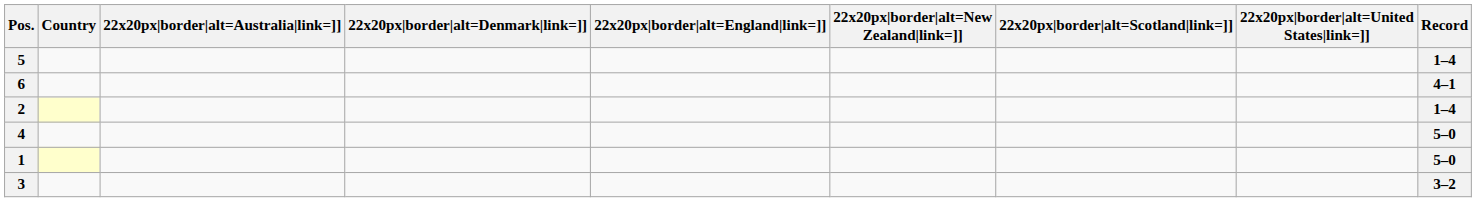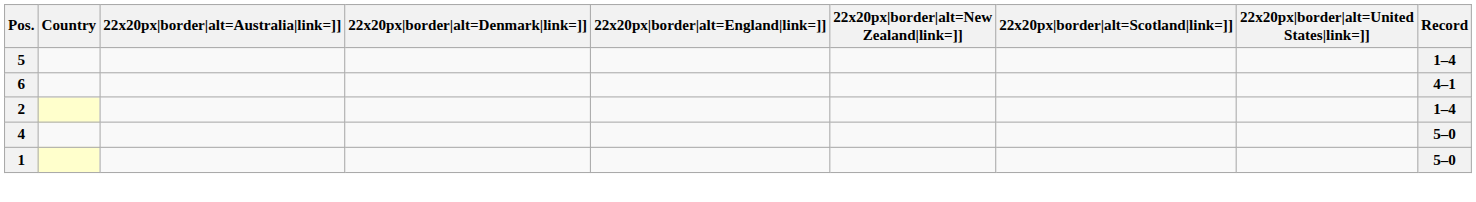- row: (21, 184)
